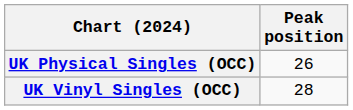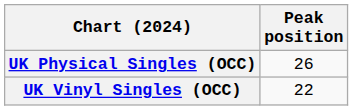(304, 91) 28 -> (304, 91) 22
